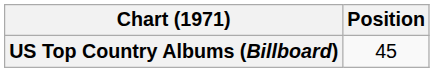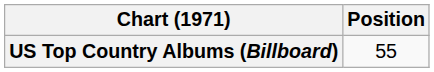(386, 51) 45 -> (386, 51) 55
